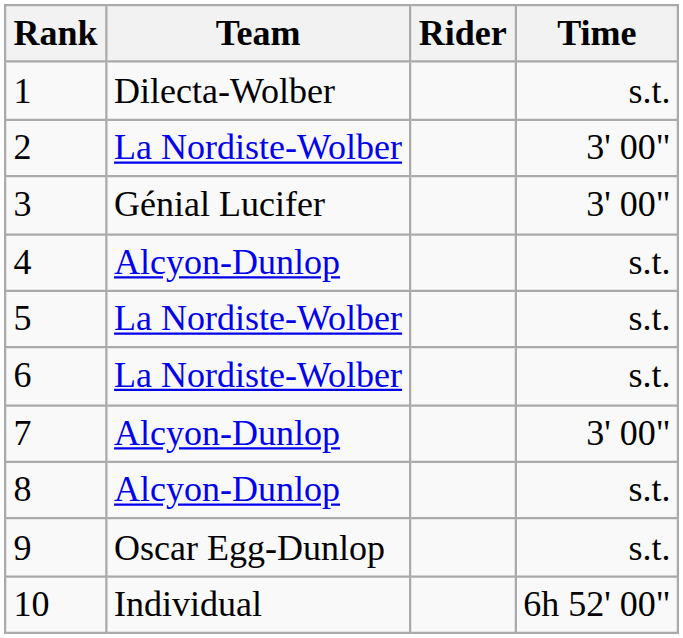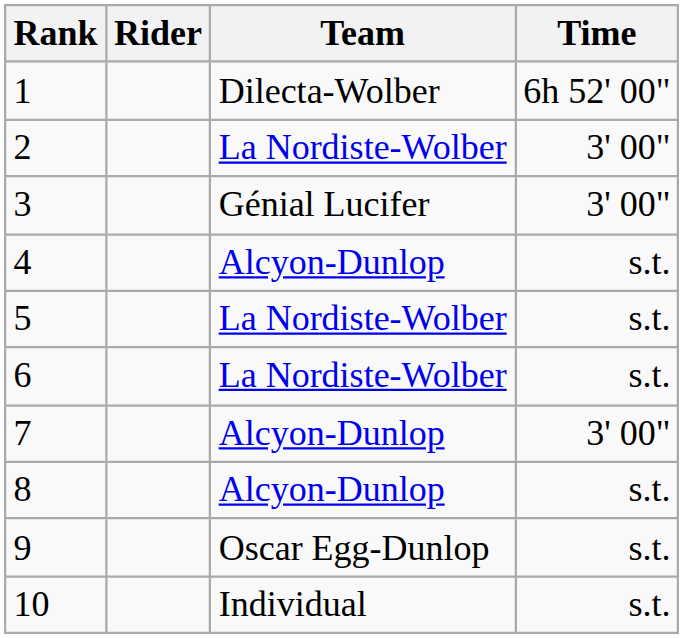columns swapped: (463, 33) <-> (258, 33)
(649, 90) s.t. -> (597, 90) 6h 52' 00"
(597, 603) 6h 52' 00" -> (649, 603) s.t.
